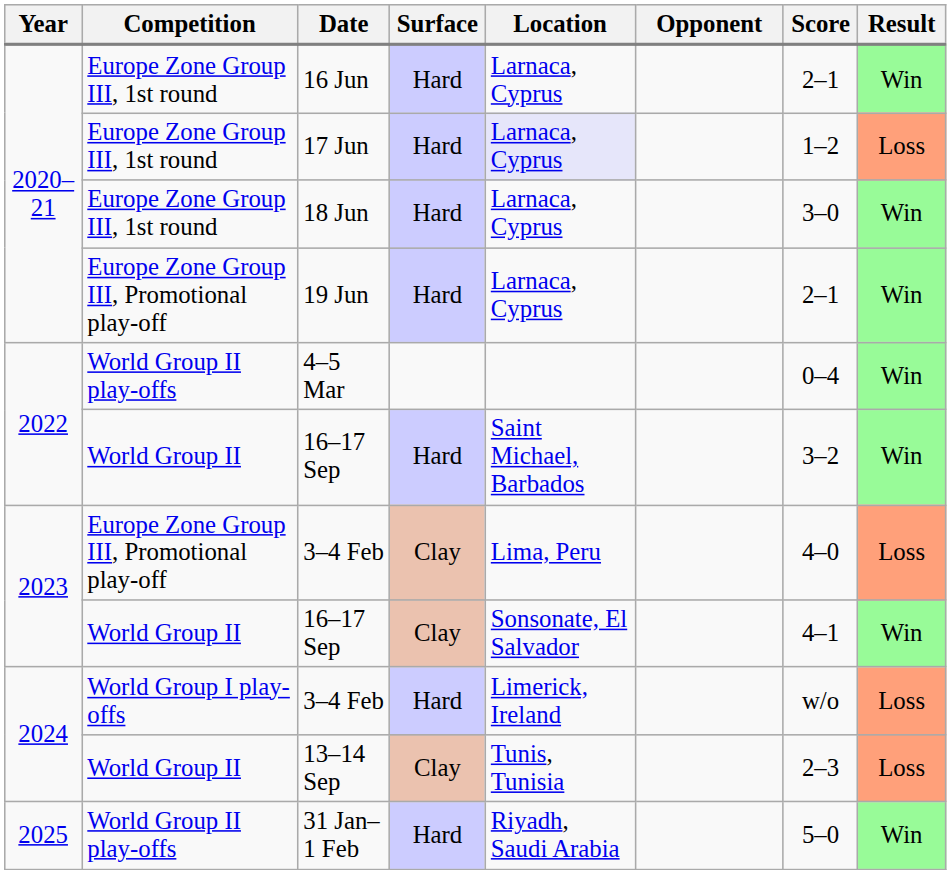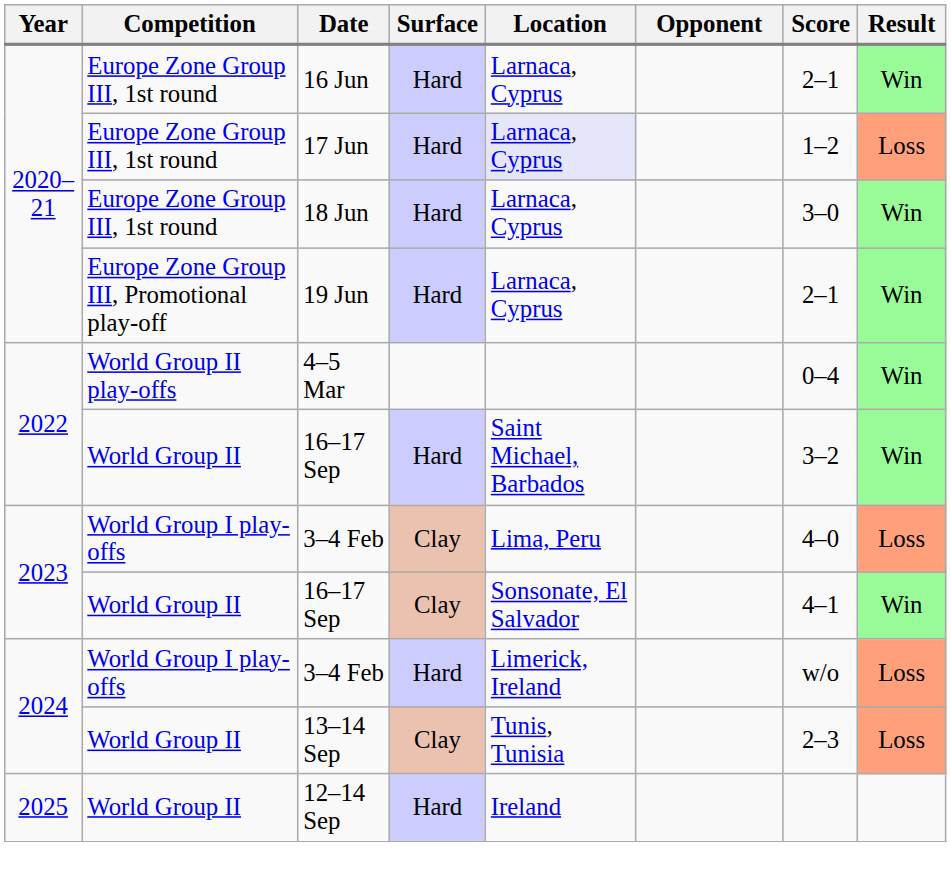(186, 552) Europe Zone Group III, Promotional play-off -> (189, 538) World Group I play-offs
- row: (43, 835)
+ row: (43, 807)
